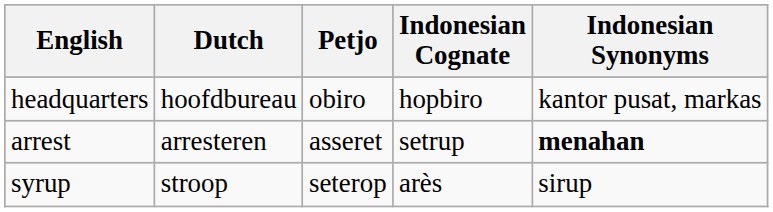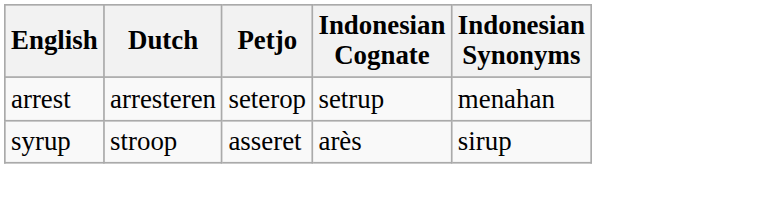- row: (80, 98)
(346, 141) asseret -> (267, 98) seterop
(591, 141) bold -> (506, 98) normal
(348, 183) seterop -> (265, 141) asseret
